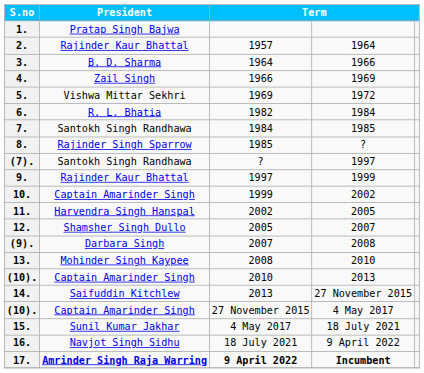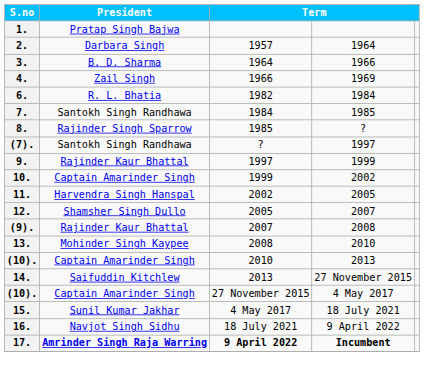(125, 46) Rajinder Kaur Bhattal -> (125, 46) Darbara Singh
- row: (22, 95)
(125, 244) Darbara Singh -> (125, 227) Rajinder Kaur Bhattal
